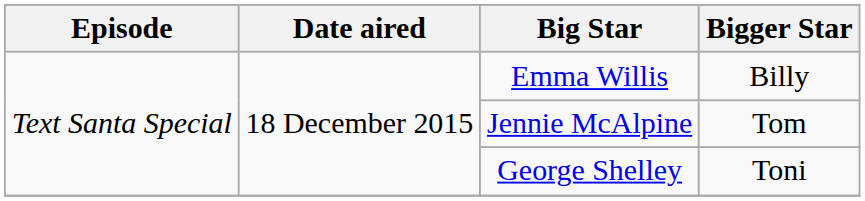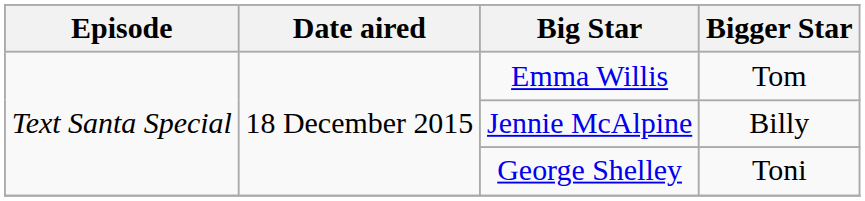(779, 75) Billy -> (779, 75) Tom
(779, 123) Tom -> (779, 123) Billy
